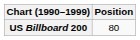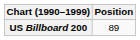(114, 27) 80 -> (114, 27) 89
